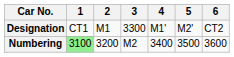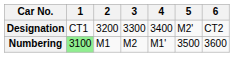(103, 28) M1 -> (107, 28) 3200
(158, 28) M1' -> (161, 28) 3400
(107, 44) 3200 -> (103, 44) M1
(161, 44) 3400 -> (158, 44) M1'
